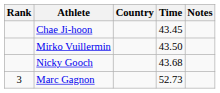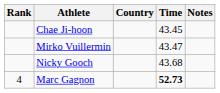(171, 46) 43.50 -> (171, 46) 43.47
(19, 79) 3 -> (19, 79) 4
(171, 79) normal -> (171, 79) bold
